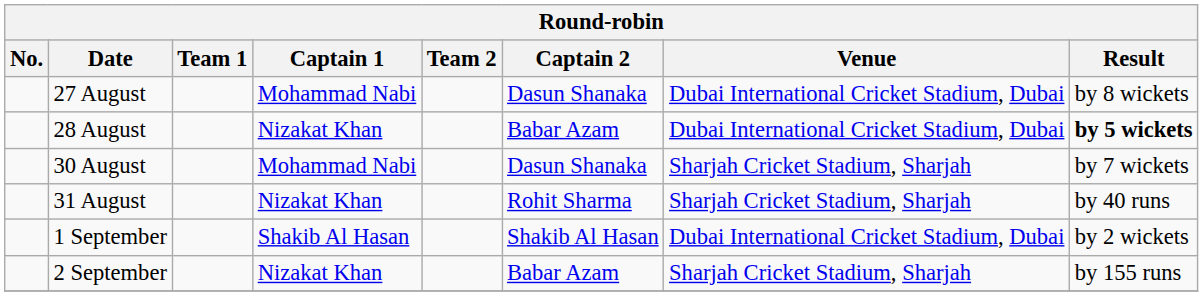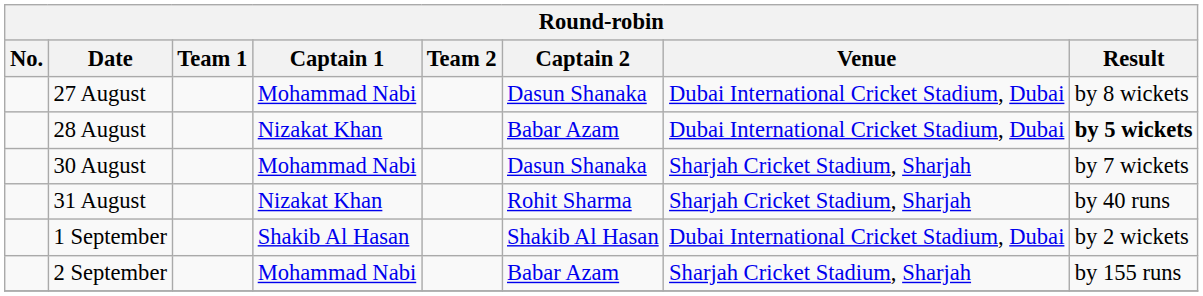(320, 272) Nizakat Khan -> (337, 272) Mohammad Nabi
